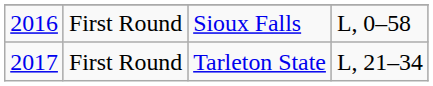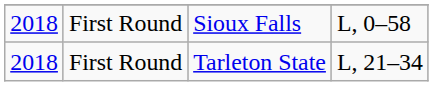(34, 23) 2016 -> (34, 23) 2018
(34, 61) 2017 -> (34, 61) 2018
